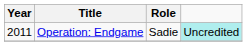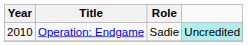(19, 31) 2011 -> (20, 31) 2010
